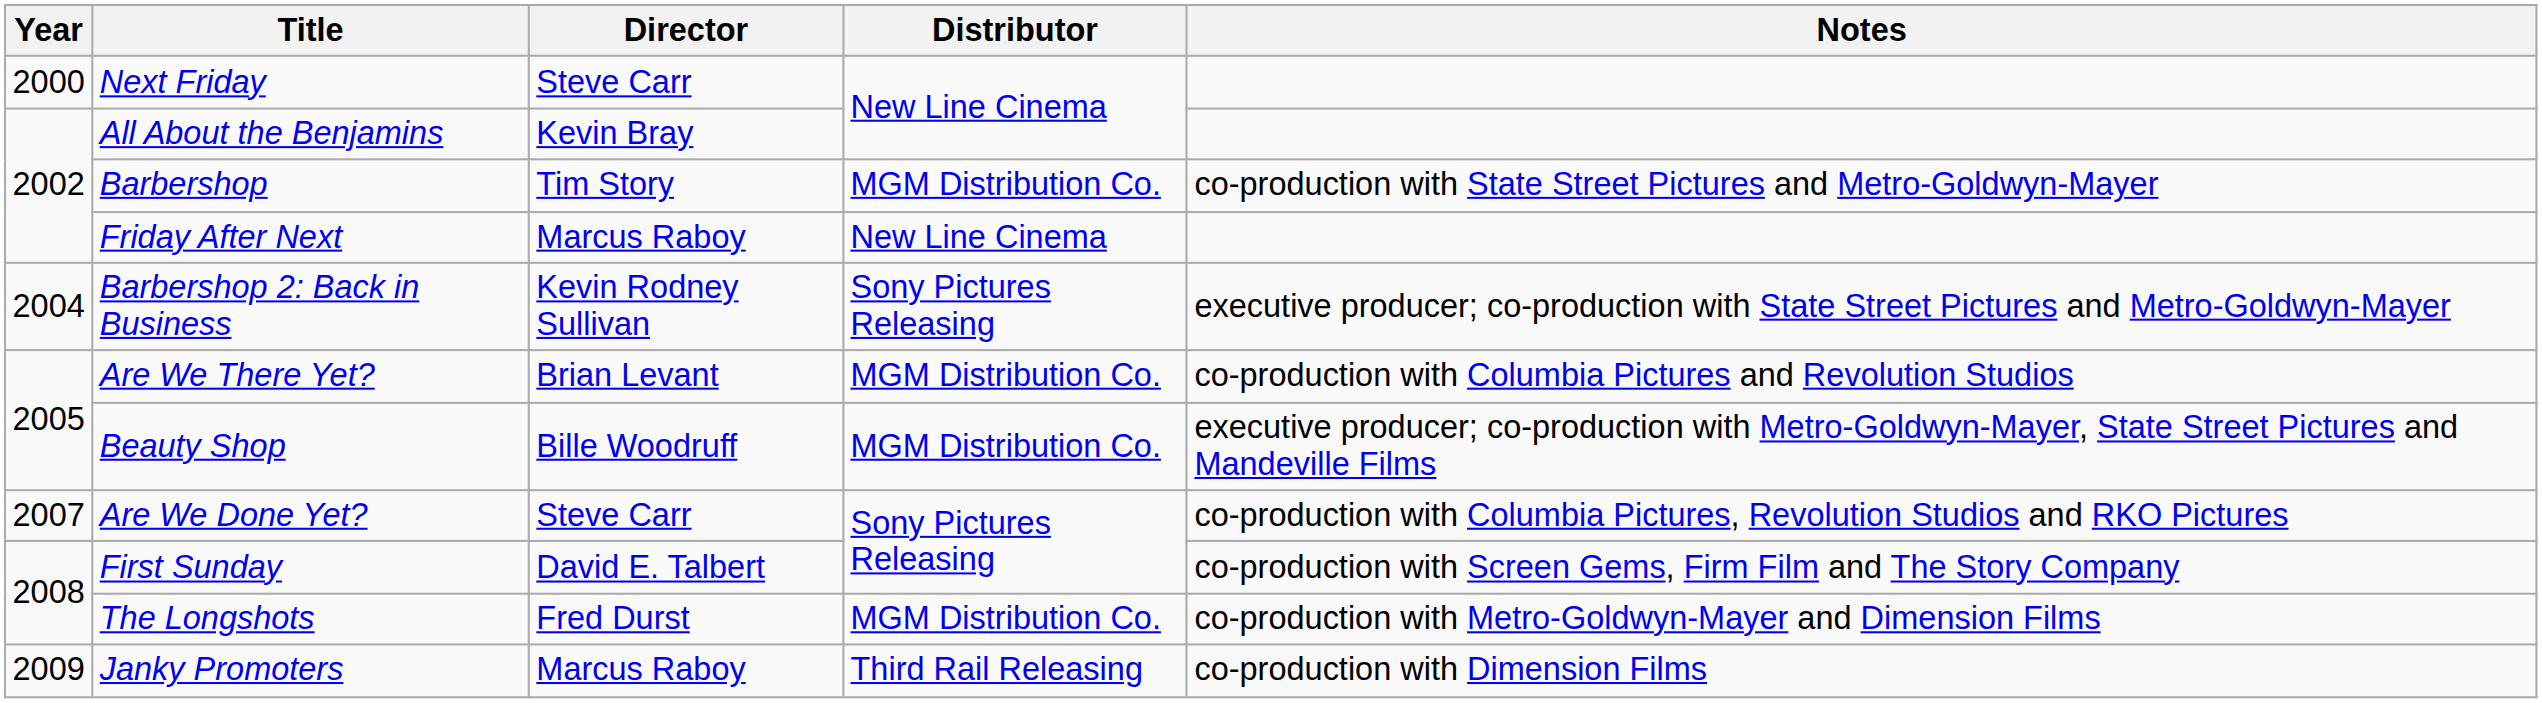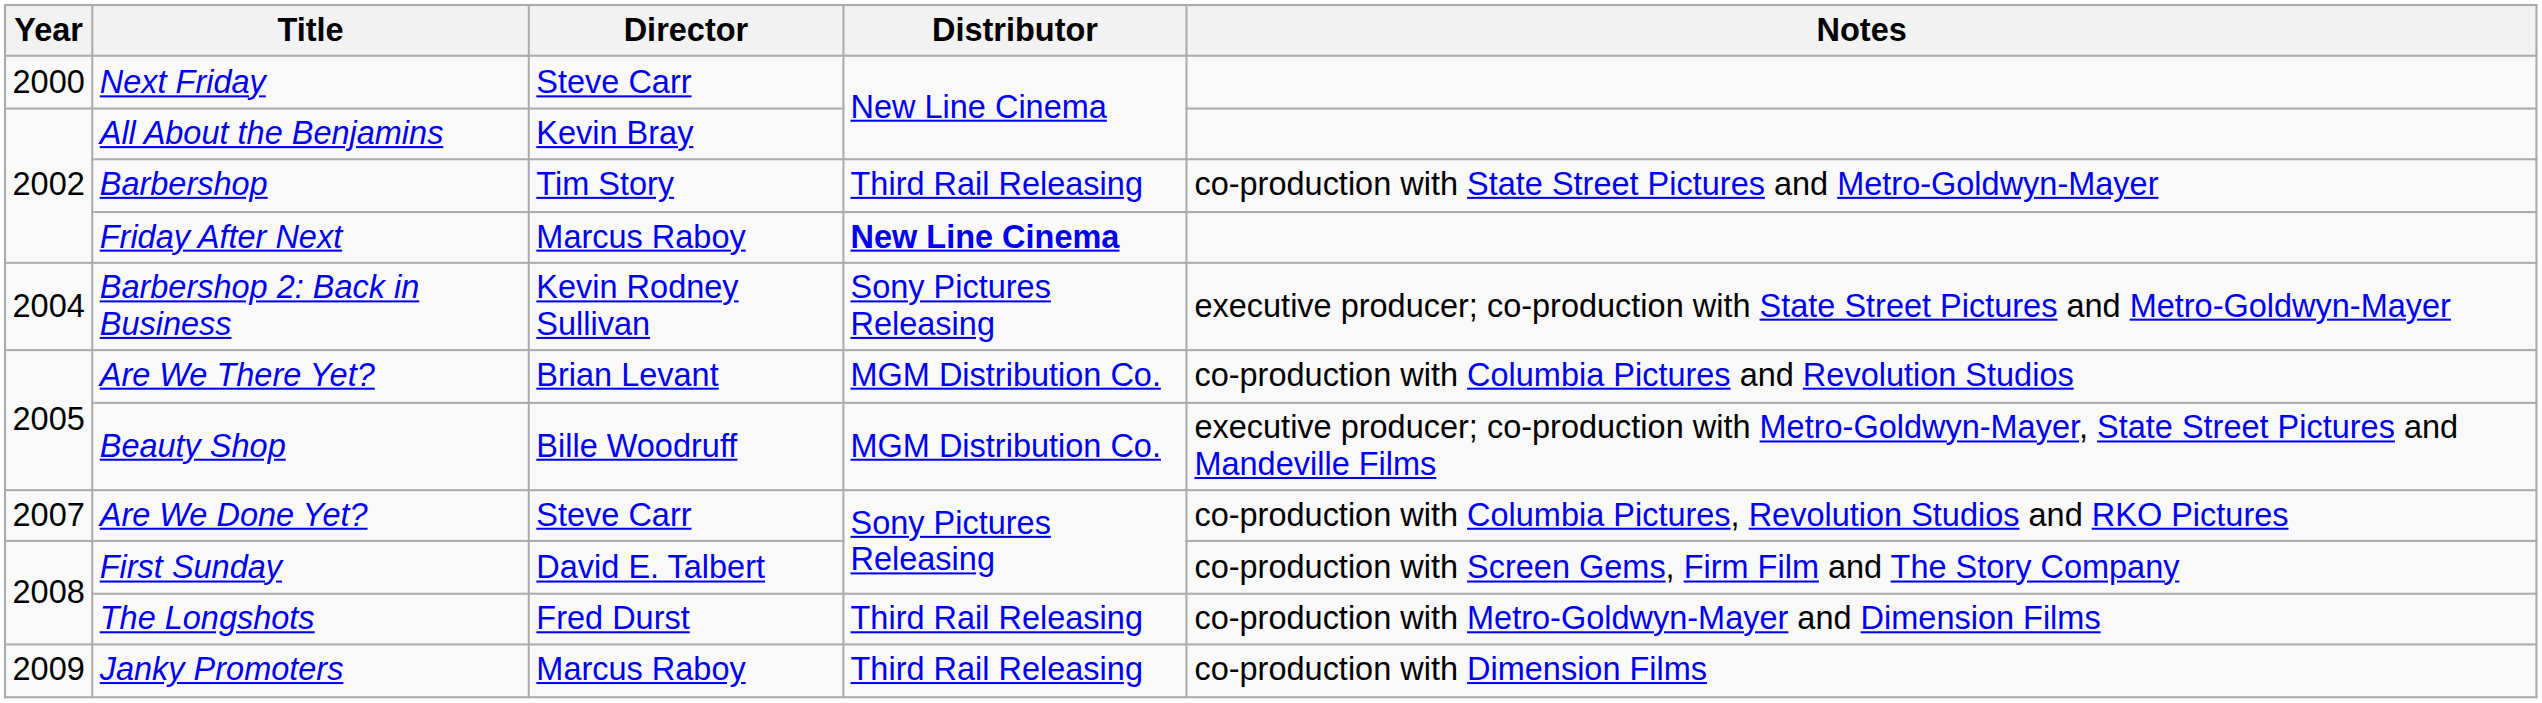(1006, 184) MGM Distribution Co. -> (997, 184) Third Rail Releasing
(979, 236) normal -> (985, 236) bold
(1006, 618) MGM Distribution Co. -> (997, 618) Third Rail Releasing
